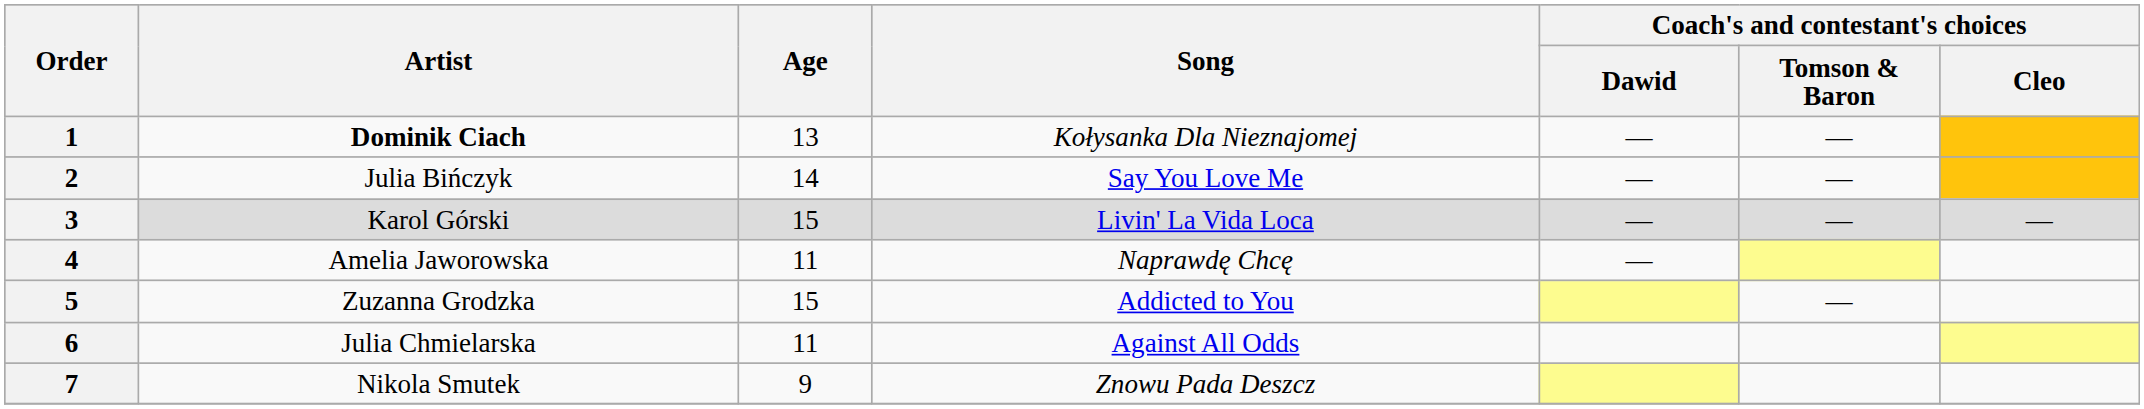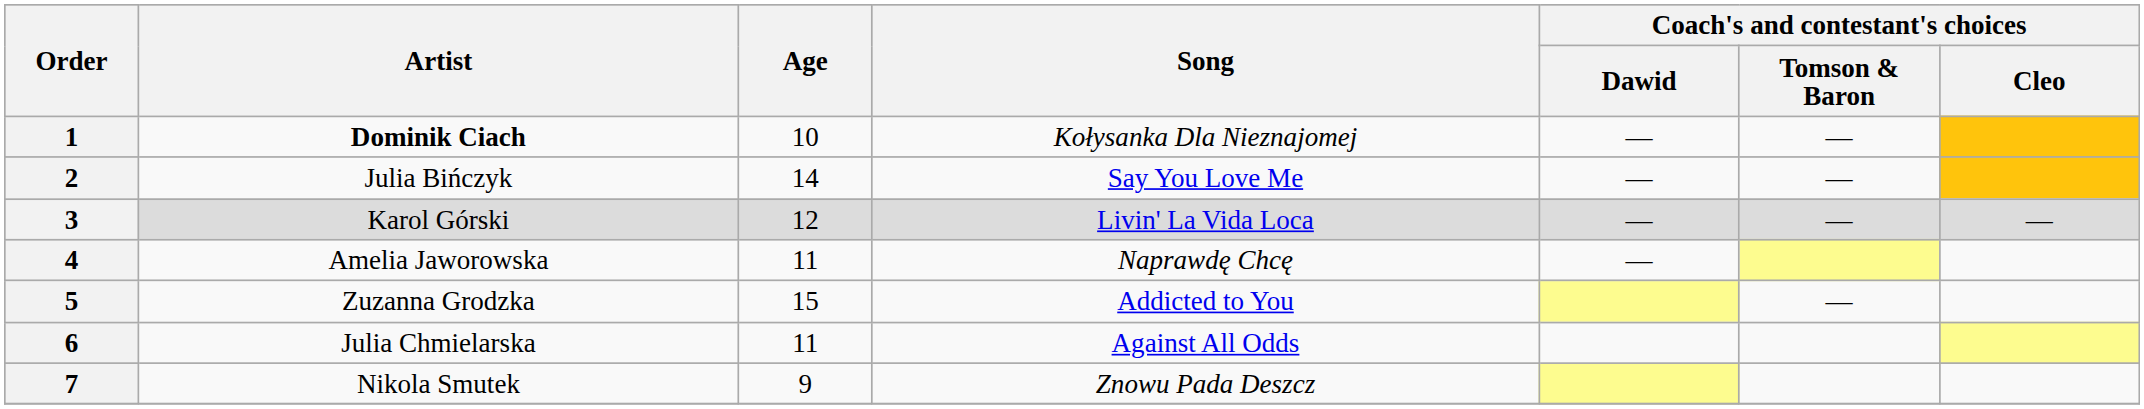(805, 137) 13 -> (805, 137) 10
(805, 219) 15 -> (805, 219) 12
